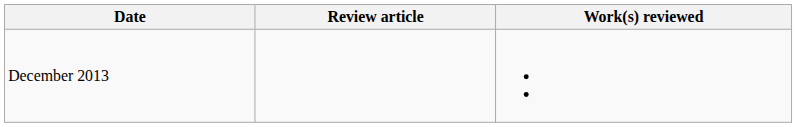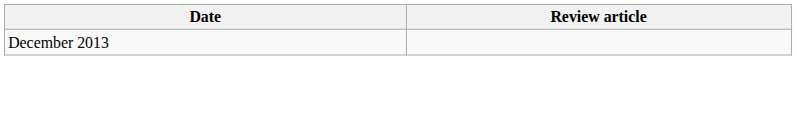- column: (644, 17)
